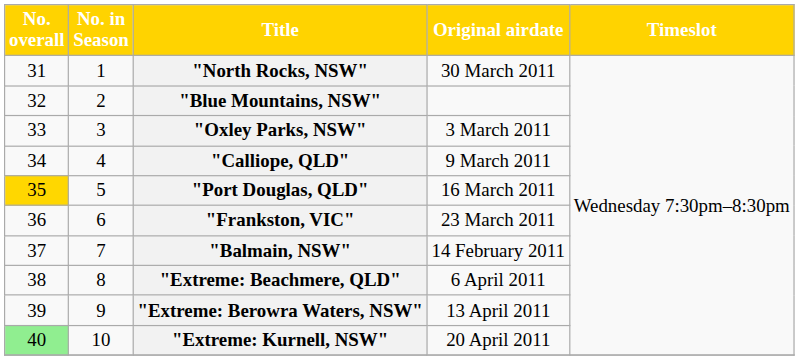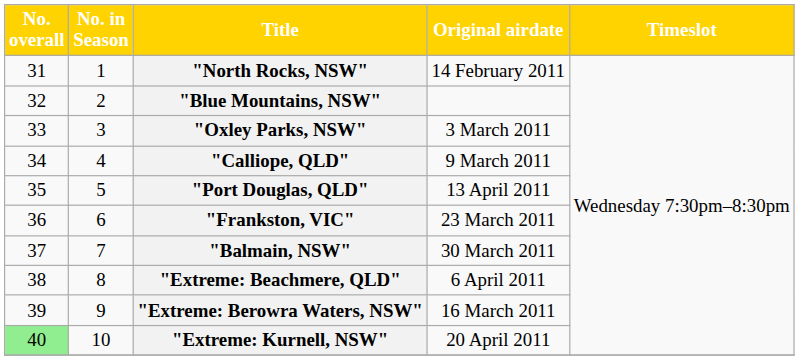(498, 70) 30 March 2011 -> (498, 70) 14 February 2011
(37, 190) gold background -> (37, 190) no background
(498, 190) 16 March 2011 -> (498, 190) 13 April 2011
(498, 250) 14 February 2011 -> (498, 250) 30 March 2011
(498, 310) 13 April 2011 -> (498, 310) 16 March 2011
